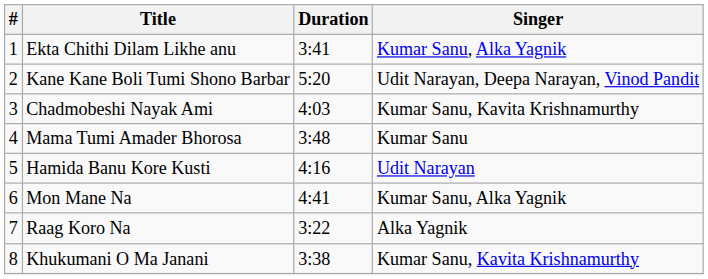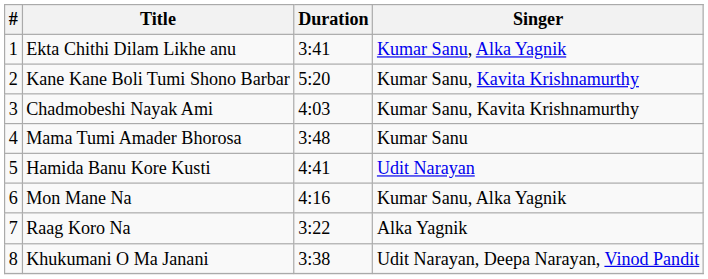(538, 79) Udit Narayan, Deepa Narayan, Vinod Pandit -> (508, 79) Kumar Sanu, Kavita Krishnamurthy
(314, 168) 4:16 -> (314, 168) 4:41
(314, 198) 4:41 -> (314, 198) 4:16
(508, 258) Kumar Sanu, Kavita Krishnamurthy -> (538, 258) Udit Narayan, Deepa Narayan, Vinod Pandit
